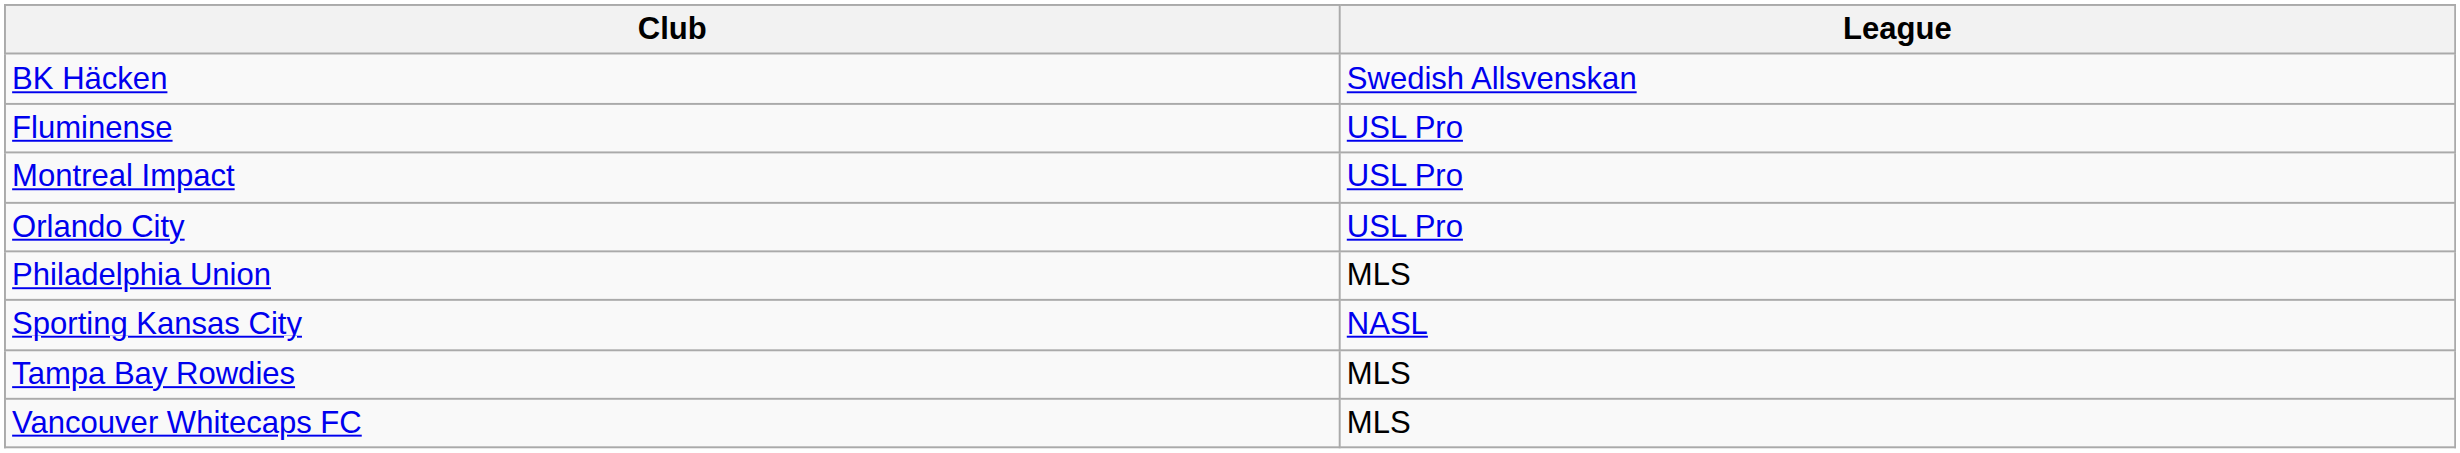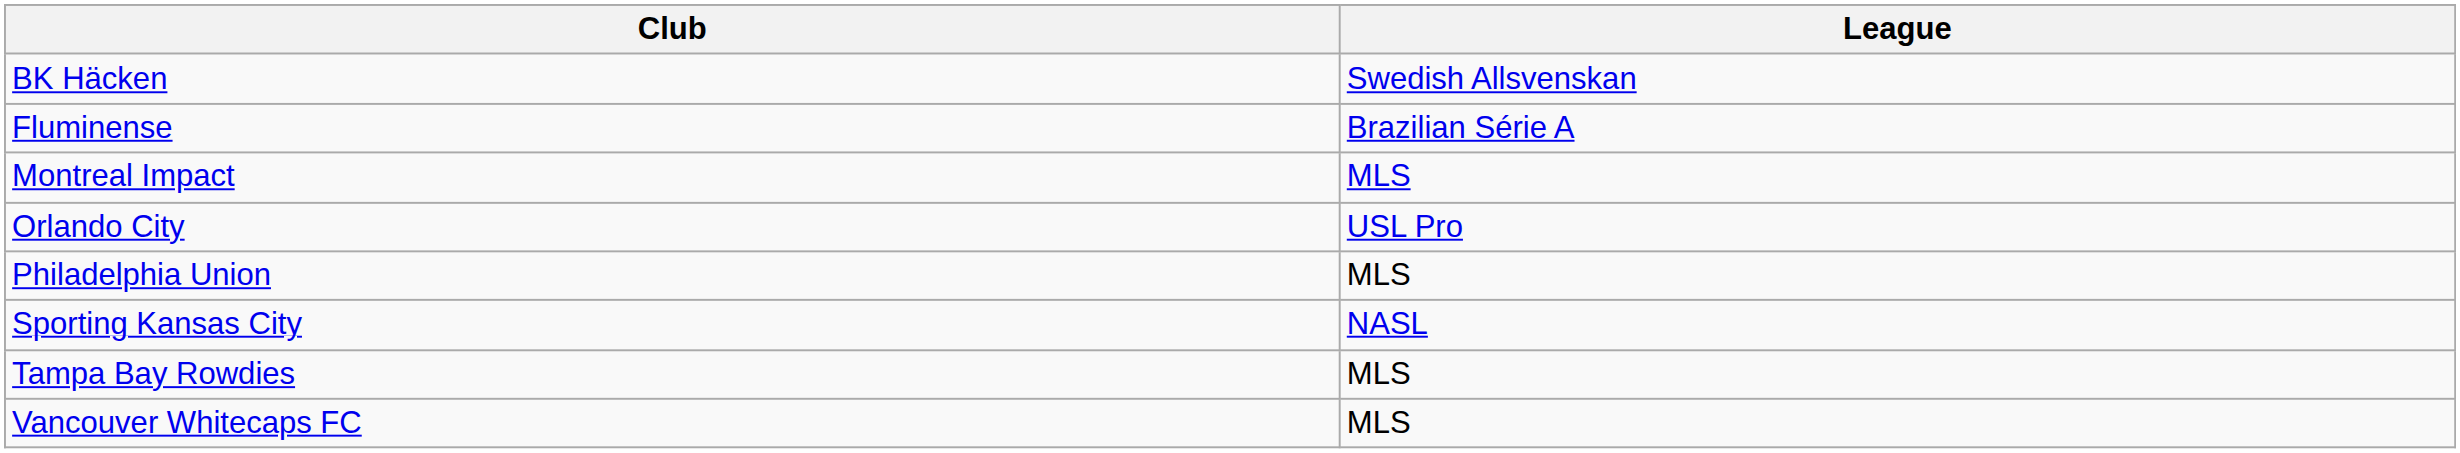(1405, 127) USL Pro -> (1461, 127) Brazilian Série A
(1405, 176) USL Pro -> (1379, 176) MLS
